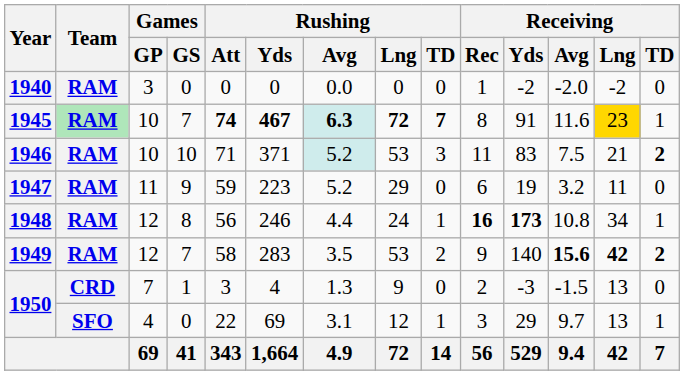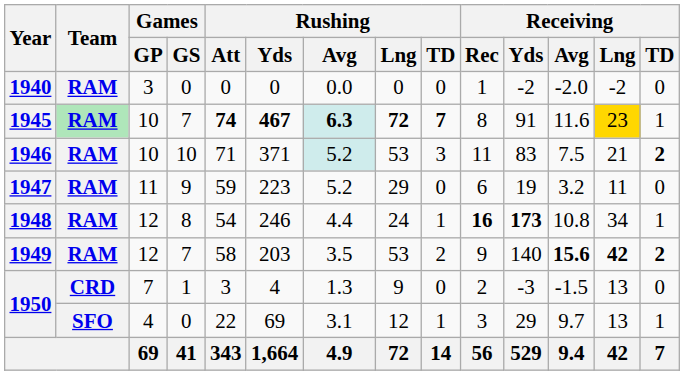(226, 220) 56 -> (226, 220) 54
(275, 253) 283 -> (275, 253) 203
